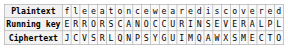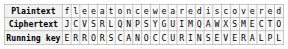rows swapped: (33, 24) <-> (33, 38)
